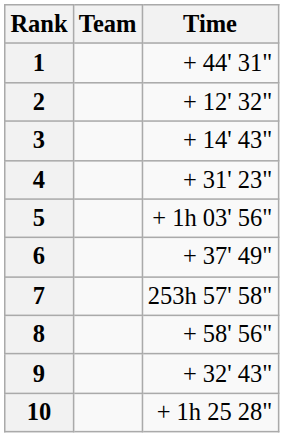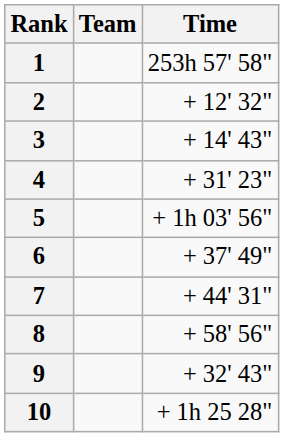(228, 62) + 44' 31" -> (210, 62) 253h 57' 58"
(210, 295) 253h 57' 58" -> (228, 295) + 44' 31"
